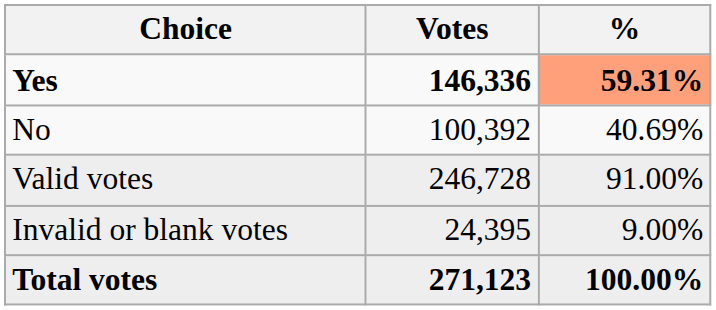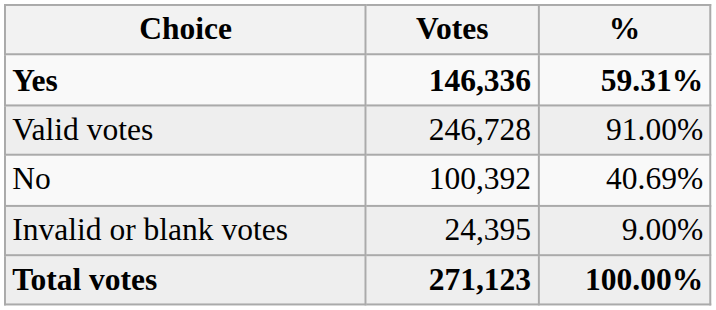(652, 79) lightsalmon background -> (652, 79) no background
rows swapped: (32, 129) <-> (83, 179)
